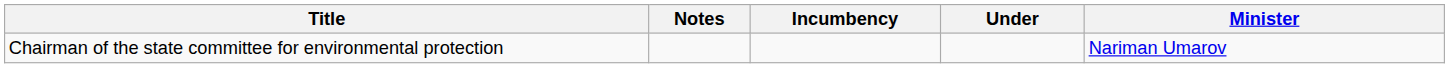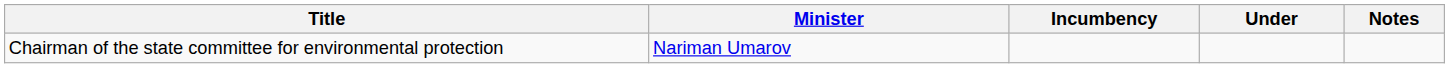columns swapped: (1264, 18) <-> (699, 18)
